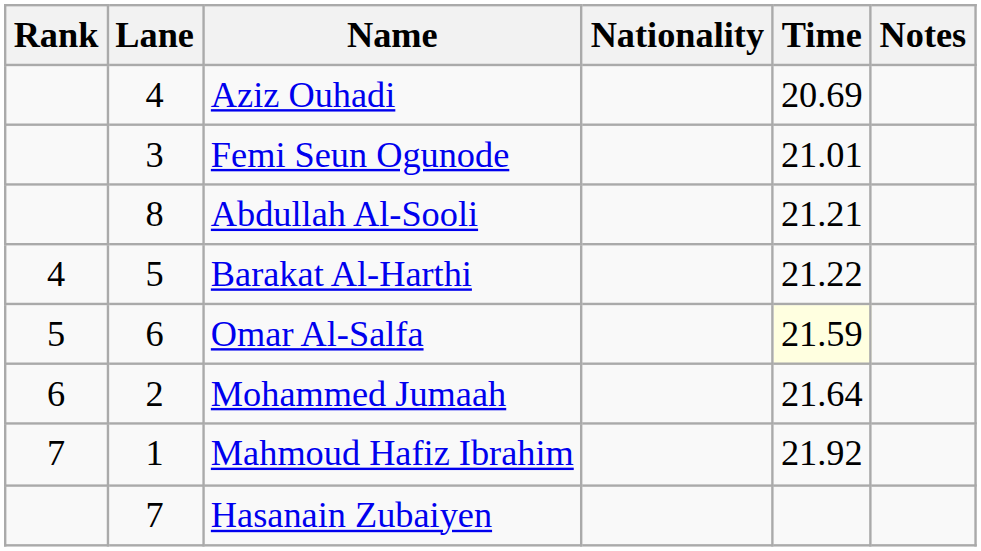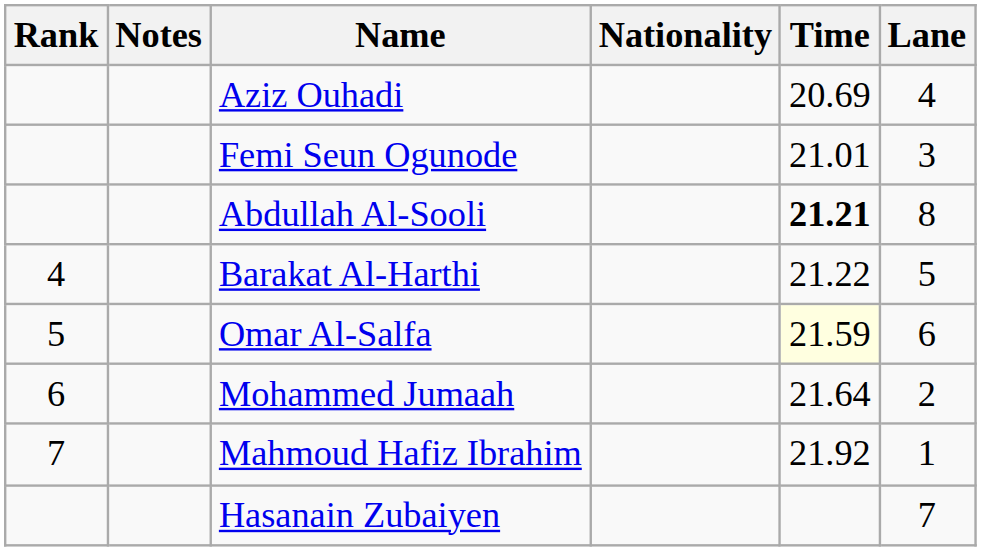columns swapped: (155, 34) <-> (923, 34)
(822, 214) normal -> (830, 214) bold
